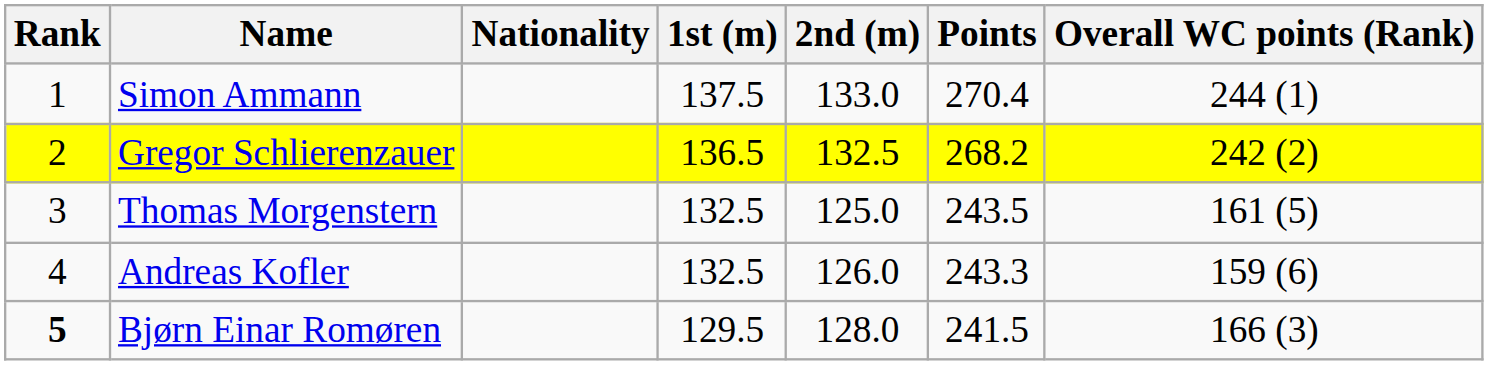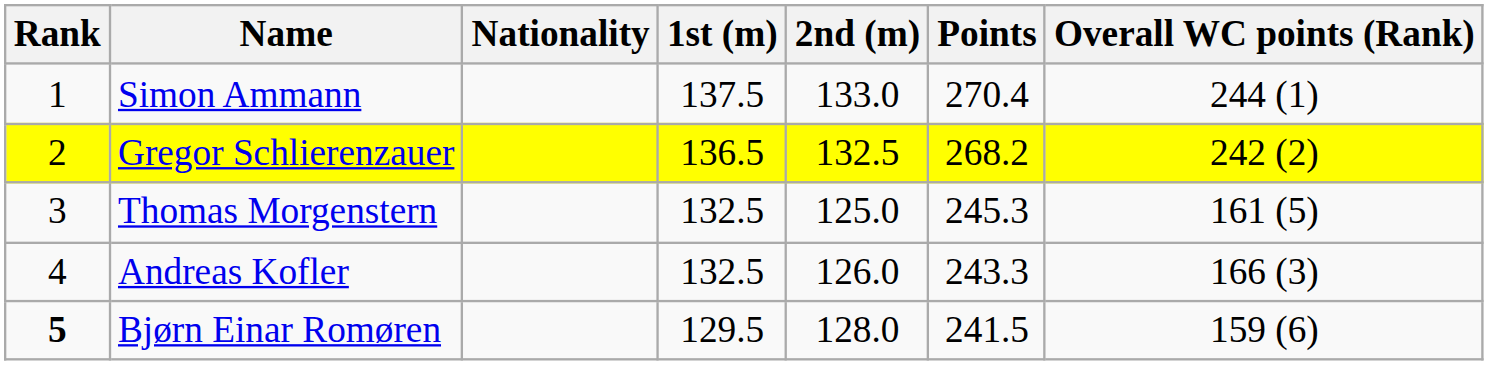(987, 211) 243.5 -> (987, 211) 245.3
(1264, 270) 159 (6) -> (1264, 270) 166 (3)
(1264, 329) 166 (3) -> (1264, 329) 159 (6)
